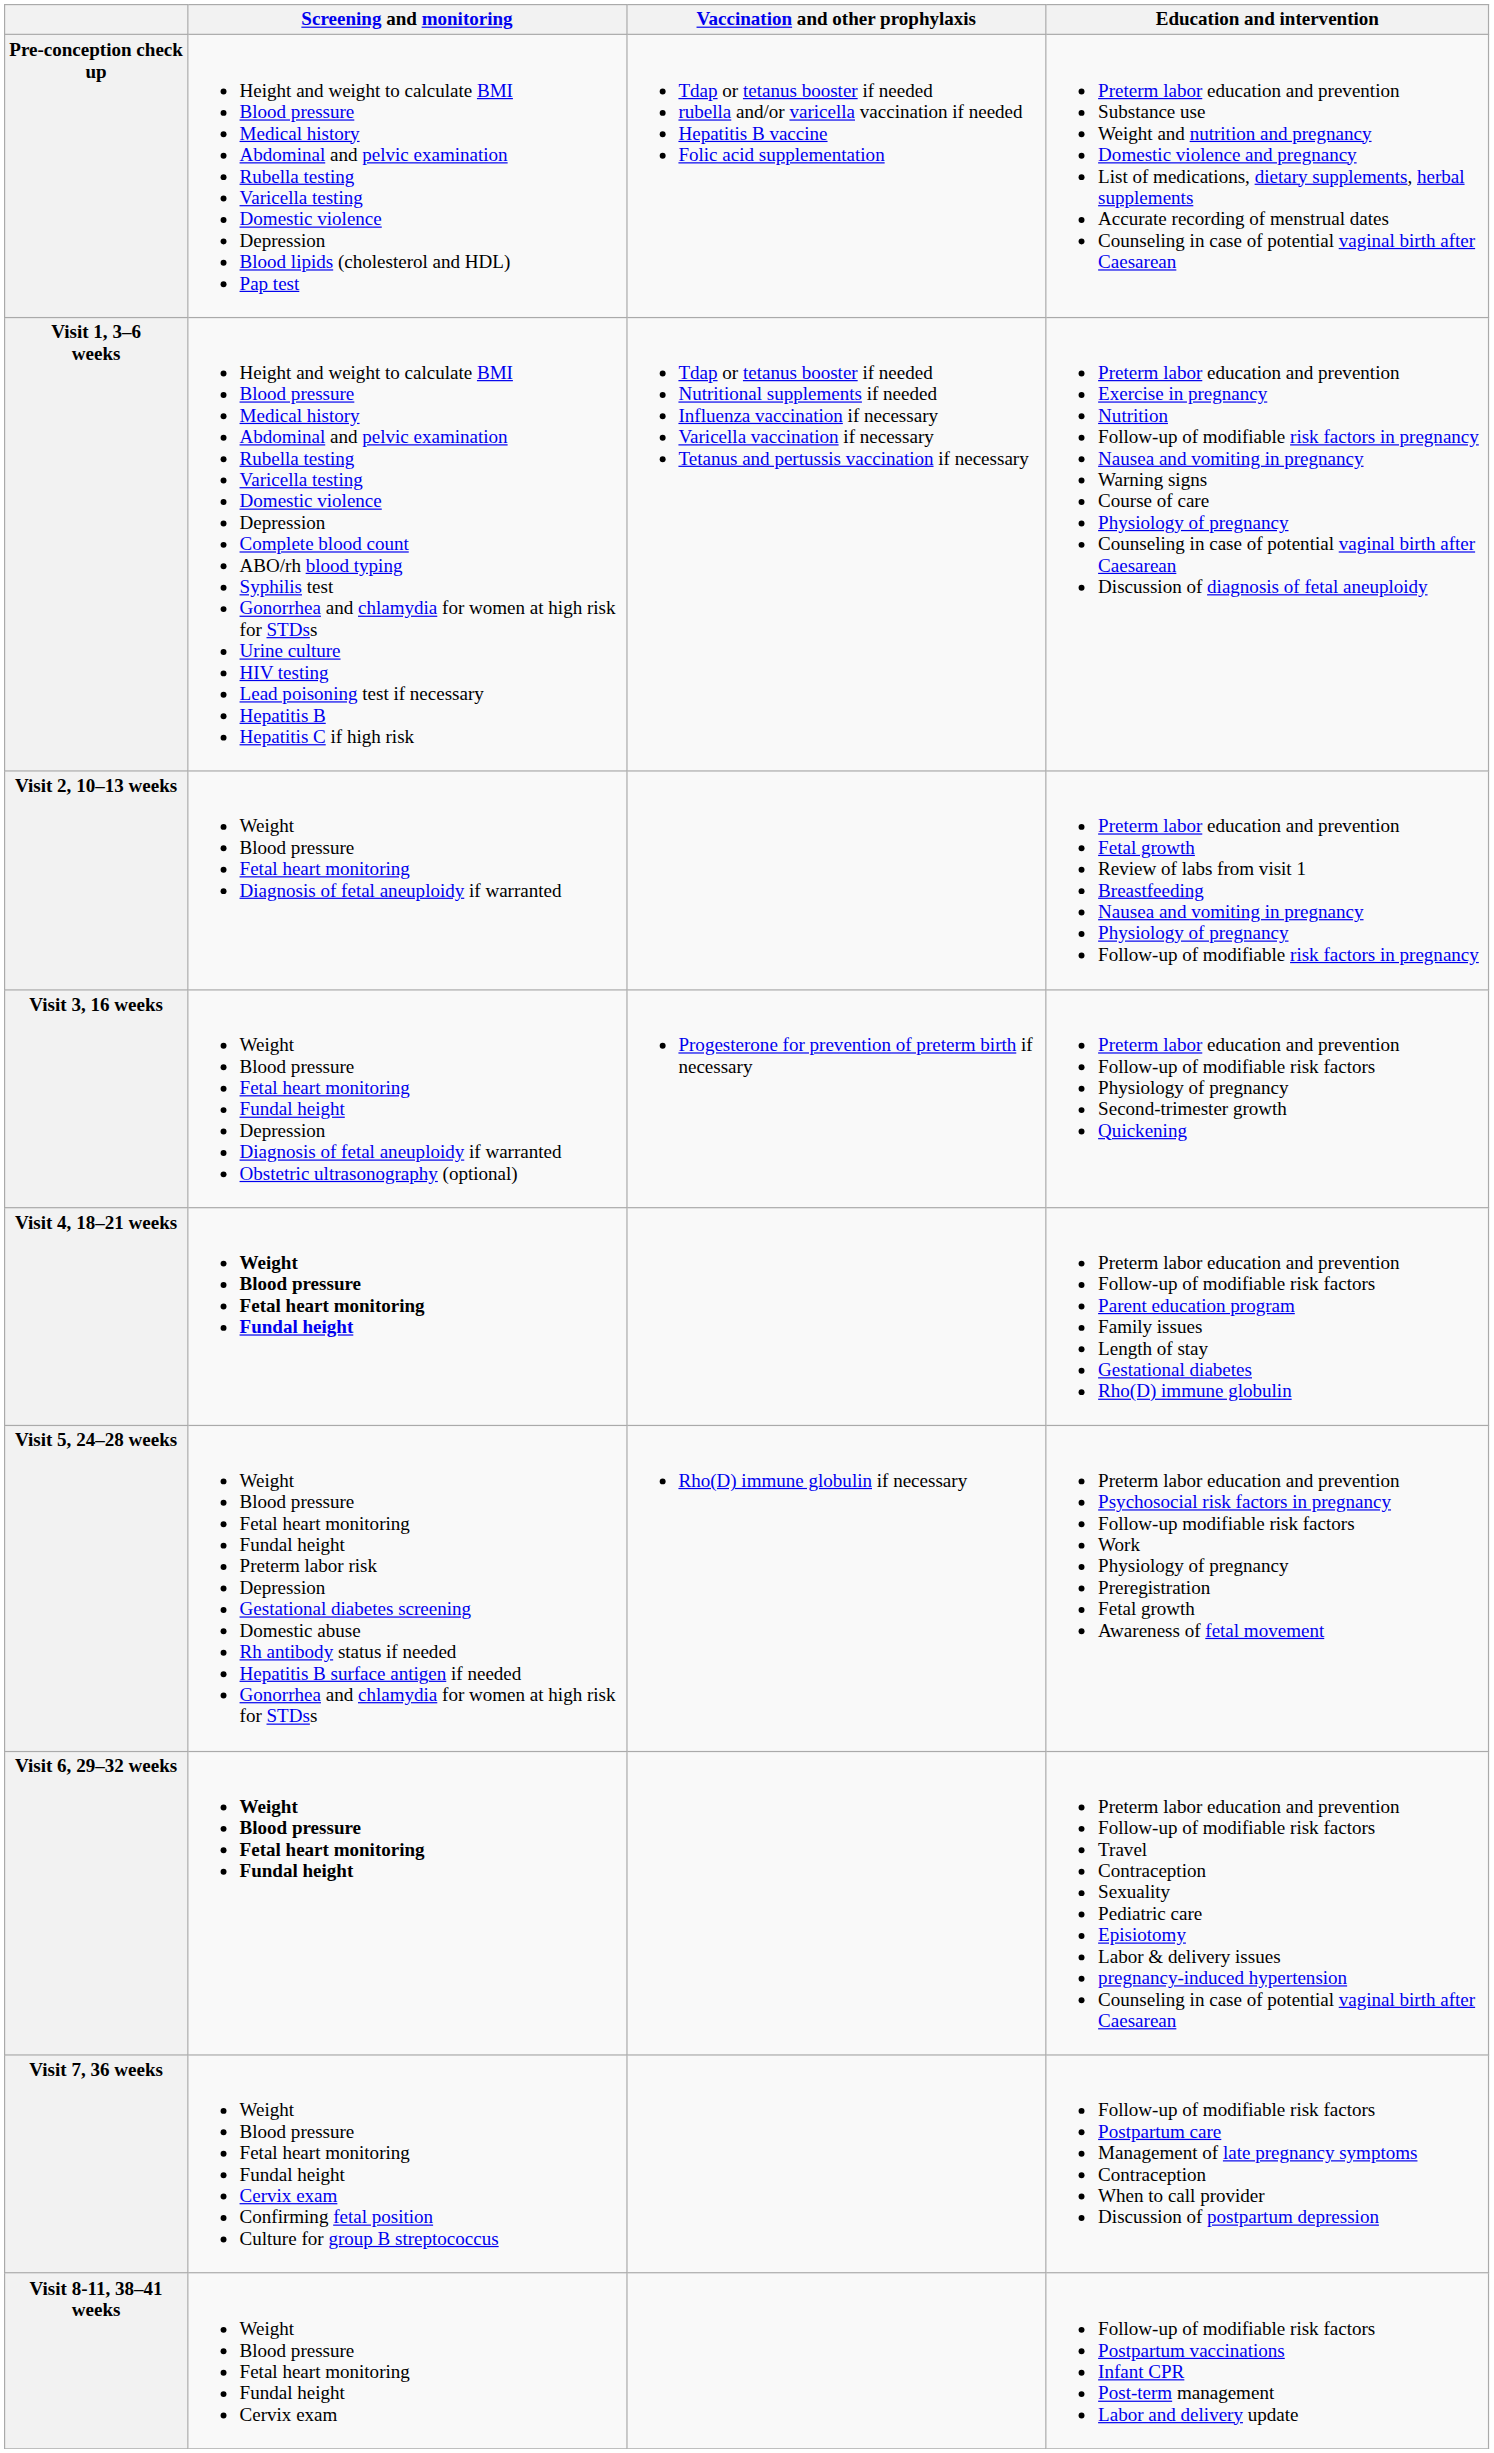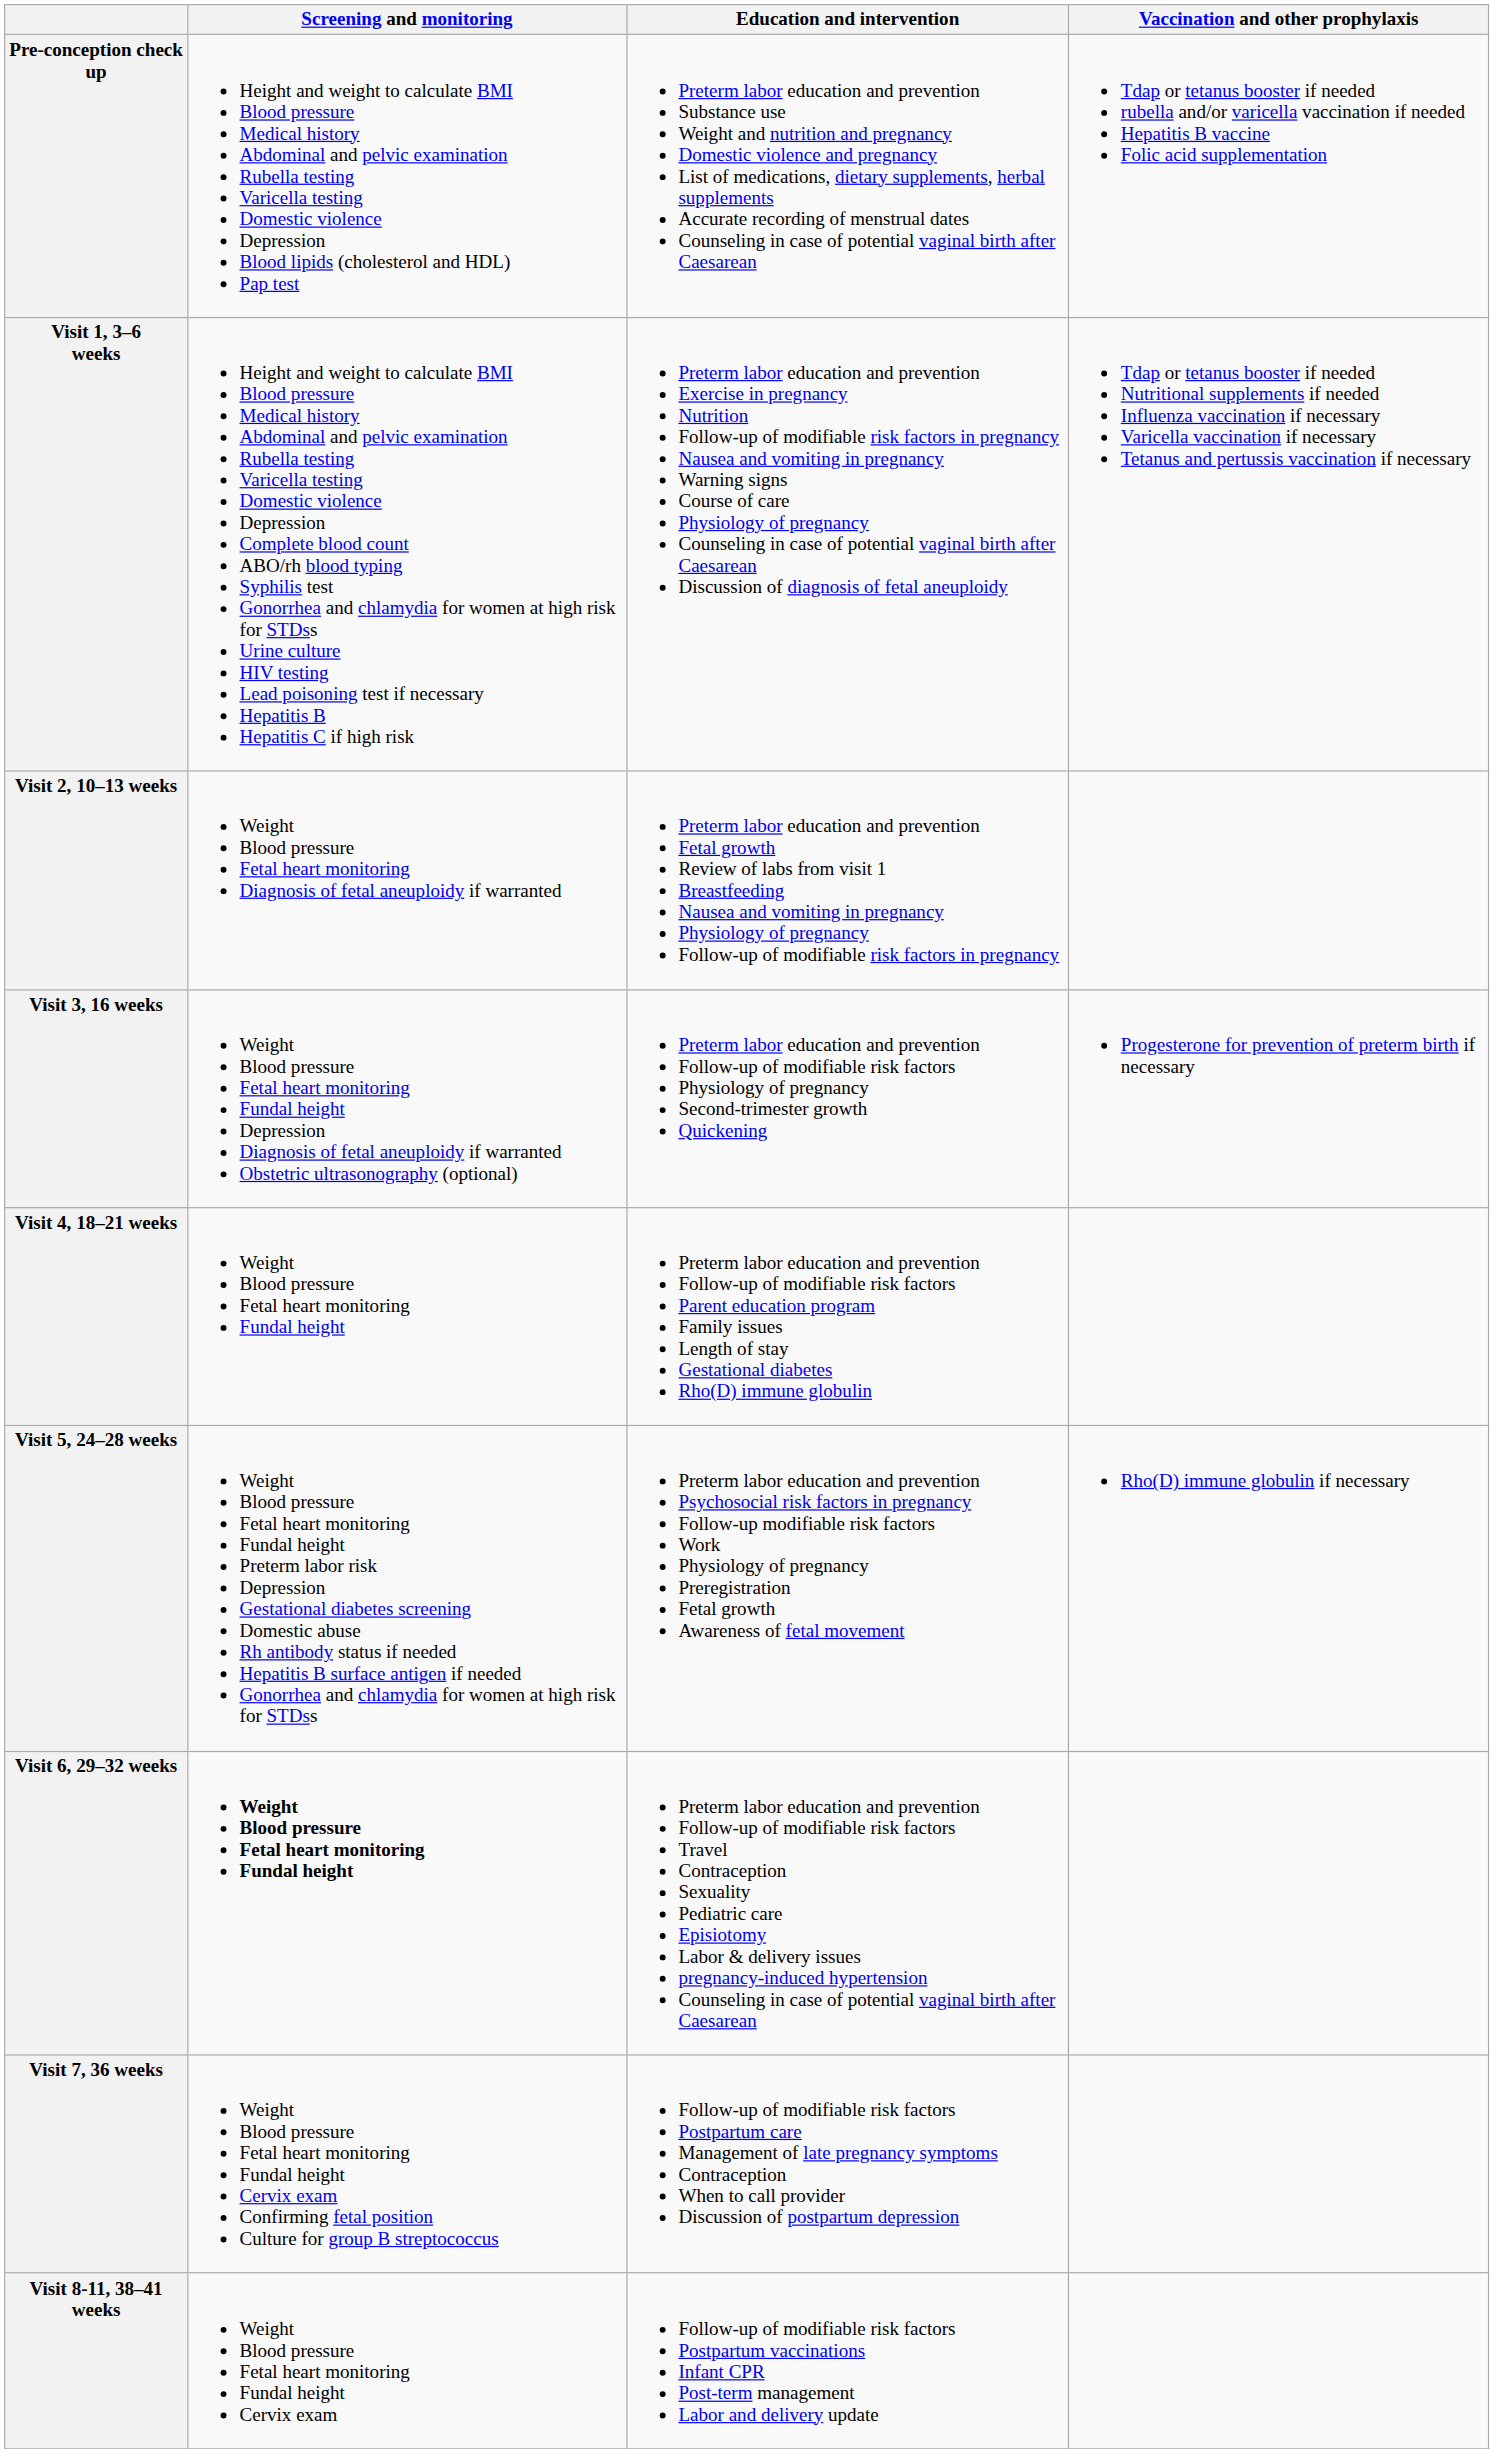columns swapped: (1267, 19) <-> (836, 19)
(407, 1295) bold -> (407, 1295) normal
